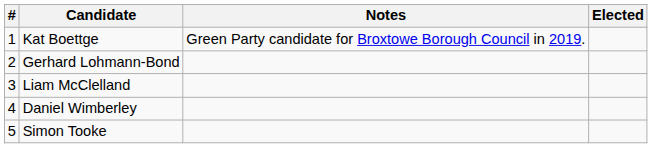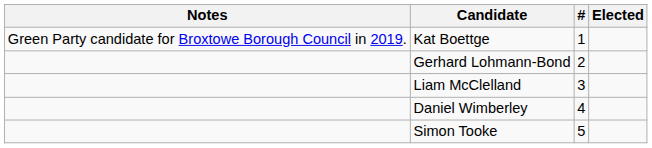columns swapped: (12, 16) <-> (386, 16)
